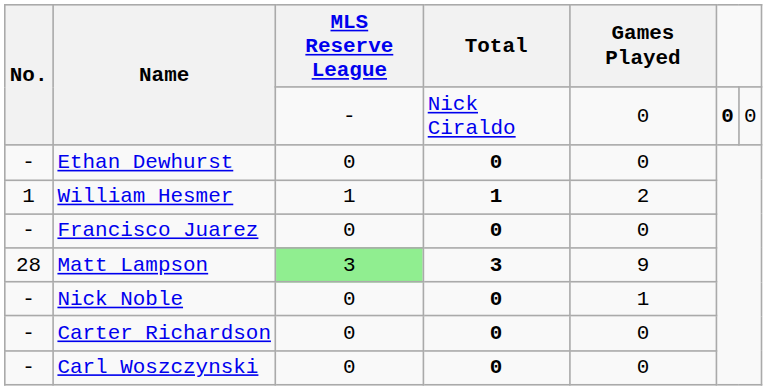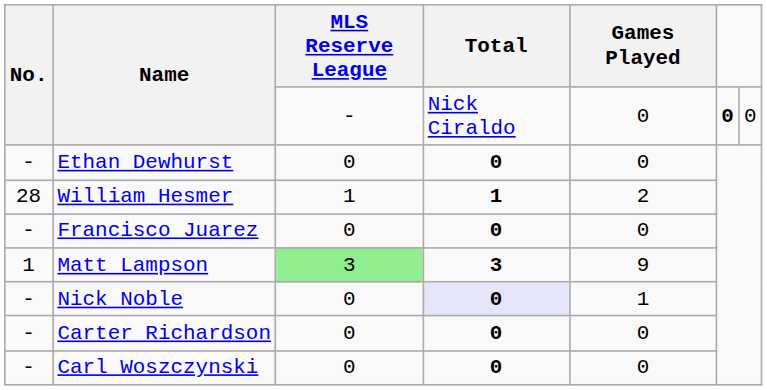(29, 197) 1 -> (29, 197) 28
(29, 265) 28 -> (29, 265) 1
(496, 299) no background -> (496, 299) lavender background
